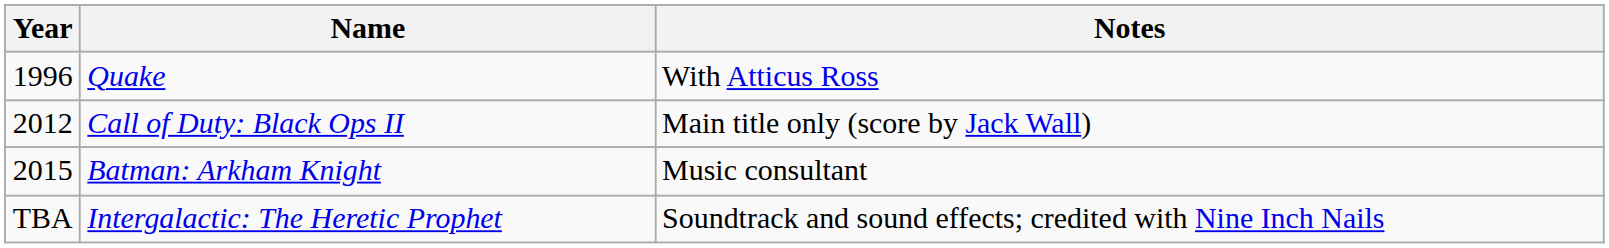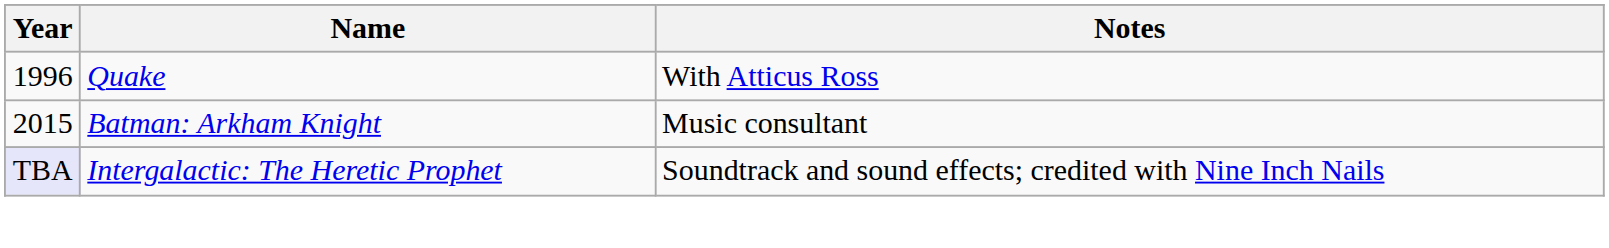- row: (246, 123)
(43, 218) no background -> (43, 170) lavender background
